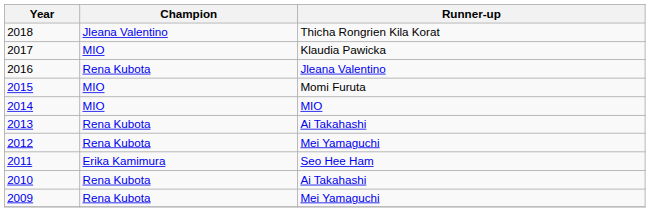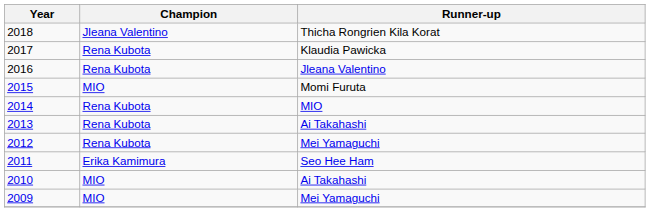(94, 51) MIO -> (117, 51) Rena Kubota
(94, 106) MIO -> (117, 106) Rena Kubota
(117, 180) Rena Kubota -> (94, 180) MIO
(117, 198) Rena Kubota -> (94, 198) MIO
